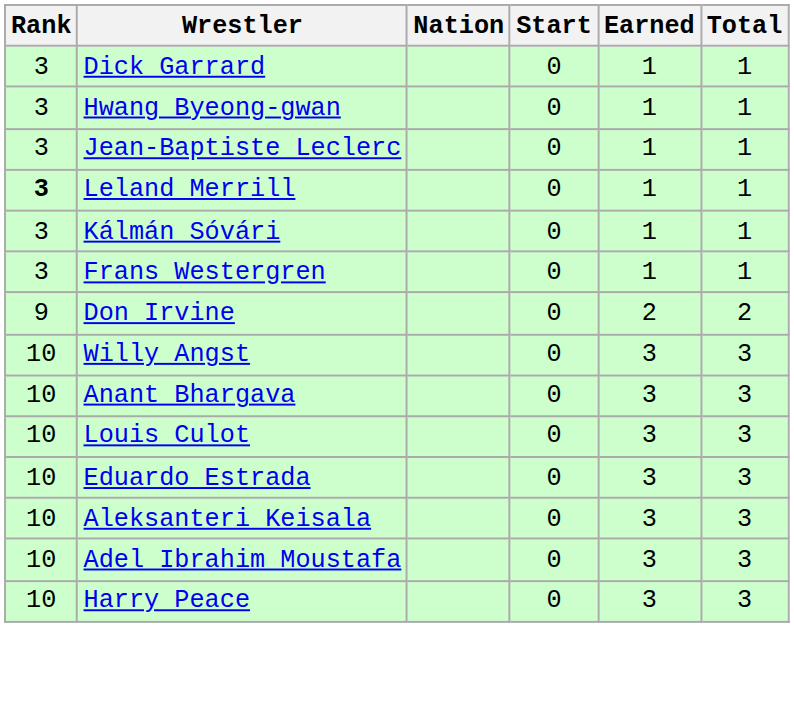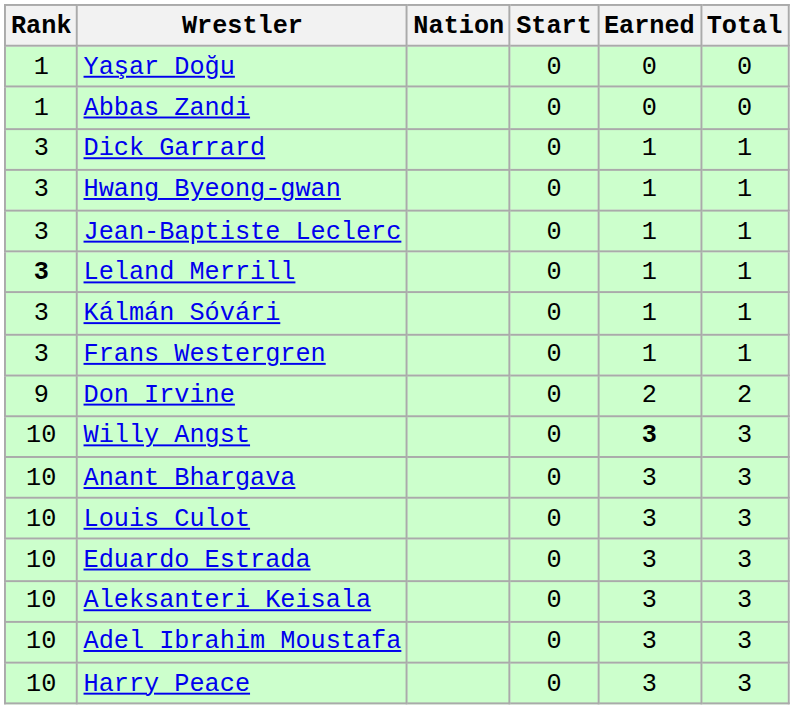+ row: (159, 67)
+ row: (167, 108)
(649, 354) normal -> (649, 437) bold
